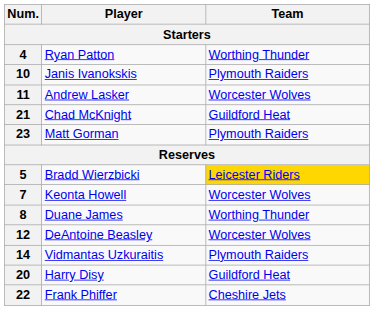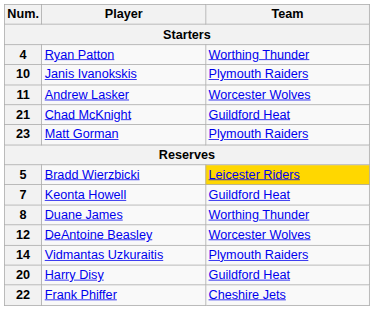(260, 194) Worcester Wolves -> (249, 194) Guildford Heat
